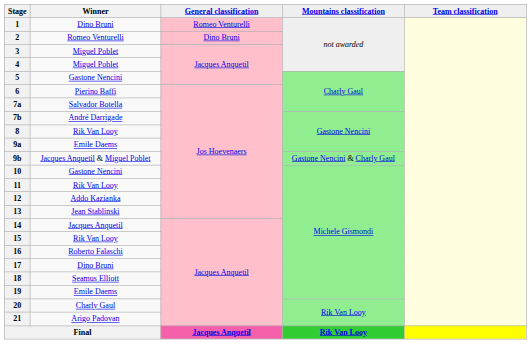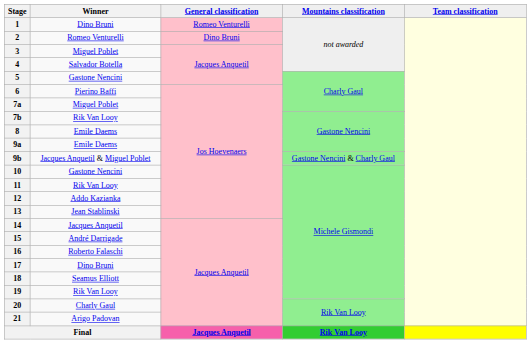(95, 65) Miguel Poblet -> (95, 65) Salvador Botella
(95, 105) Salvador Botella -> (95, 105) Miguel Poblet
(95, 118) André Darrigade -> (95, 118) Rik Van Looy
(95, 132) Rik Van Looy -> (95, 132) Emile Daems
(95, 239) Rik Van Looy -> (95, 239) André Darrigade
(95, 292) Emile Daems -> (95, 292) Rik Van Looy
